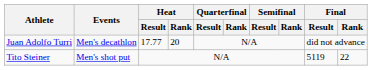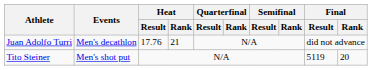(151, 42) 17.77 -> (151, 42) 17.76
(175, 42) 20 -> (175, 42) 21
(344, 58) 22 -> (344, 58) 20
